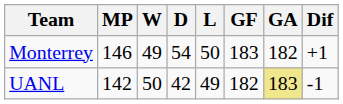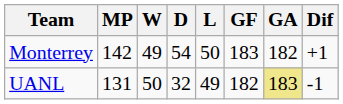(117, 51) 146 -> (117, 51) 142
(117, 83) 142 -> (117, 83) 131
(181, 83) 42 -> (181, 83) 32
